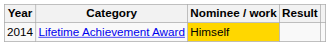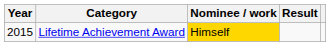(20, 32) 2014 -> (20, 32) 2015
